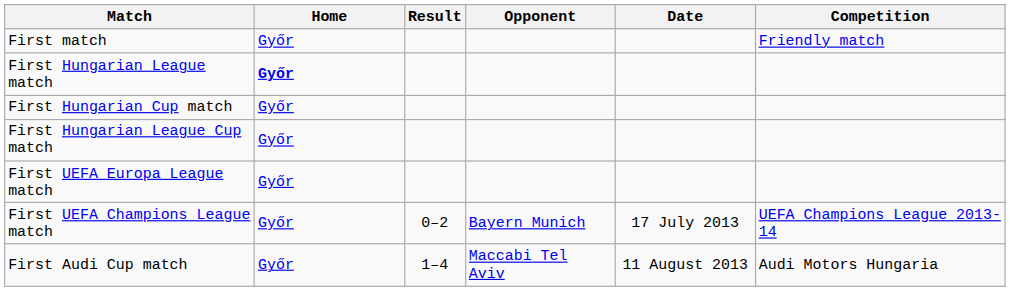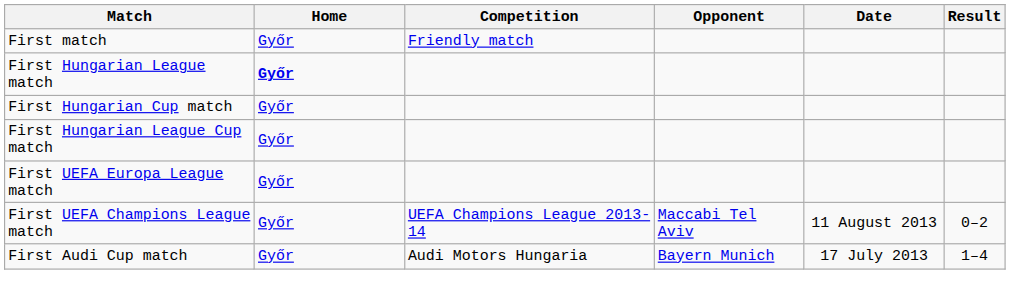columns swapped: (435, 17) <-> (880, 17)
(527, 223) Bayern Munich -> (707, 223) Maccabi Tel Aviv
(685, 223) 17 July 2013 -> (874, 223) 11 August 2013
(518, 265) Maccabi Tel Aviv -> (716, 256) Bayern Munich
(685, 265) 11 August 2013 -> (874, 256) 17 July 2013
